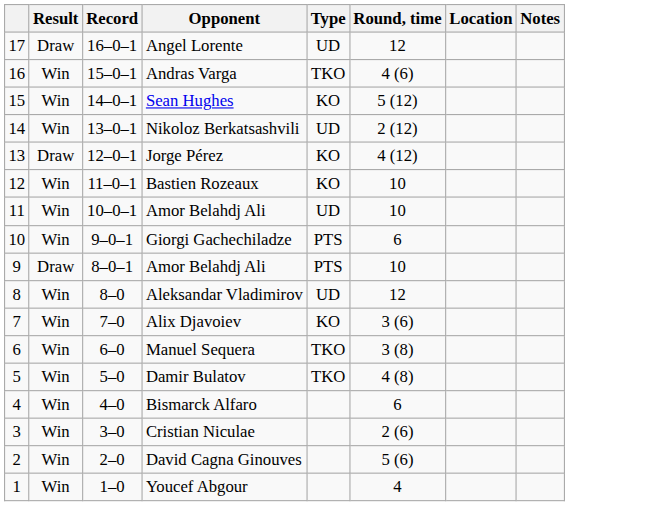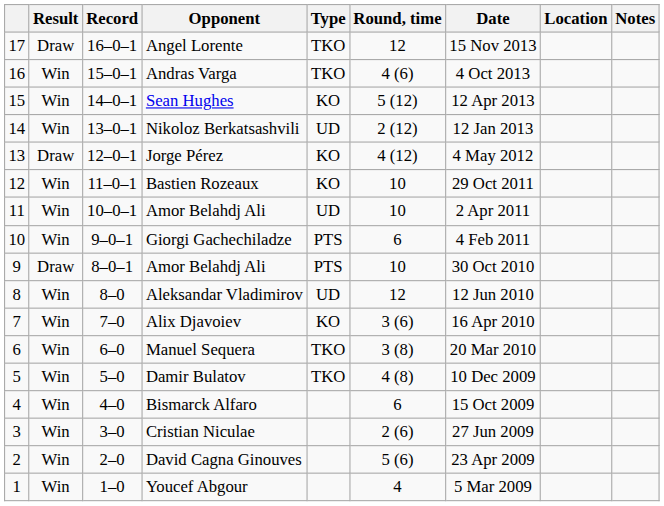+ column: (493, 18)
(328, 46) UD -> (328, 46) TKO
